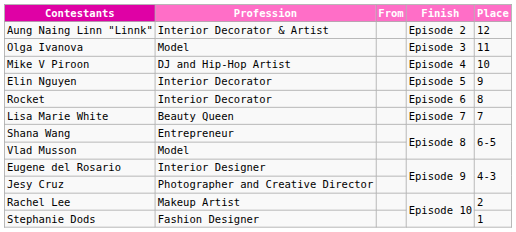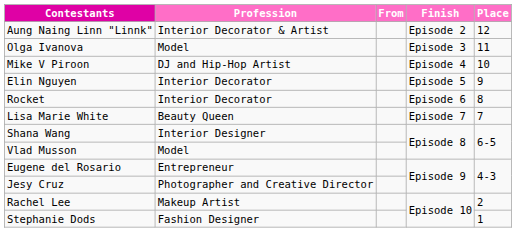(196, 133) Entrepreneur -> (212, 133) Interior Designer
(212, 167) Interior Designer -> (196, 167) Entrepreneur
